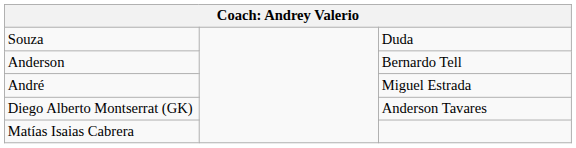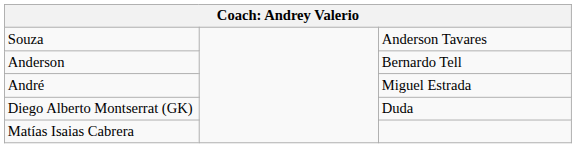(398, 39) Duda -> (434, 39) Anderson Tavares
(434, 108) Anderson Tavares -> (398, 108) Duda
